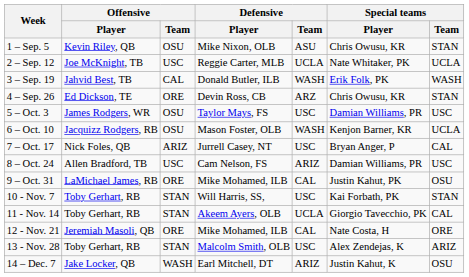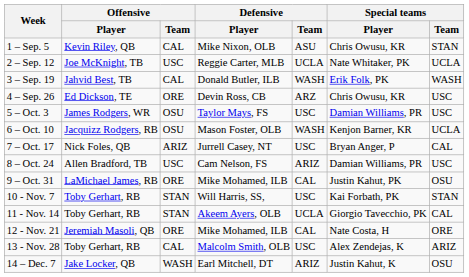(173, 46) OSU -> (173, 46) CAL
(445, 96) STAN -> (442, 96) USC
(176, 247) STAN -> (173, 247) CAL
